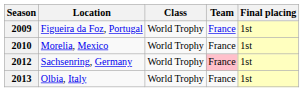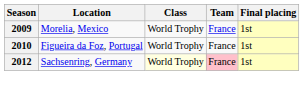(92, 29) Figueira da Foz, Portugal -> (75, 29) Morelia, Mexico
(75, 46) Morelia, Mexico -> (92, 46) Figueira da Foz, Portugal
(176, 62) no background -> (176, 62) lightyellow background
- row: (21, 79)
